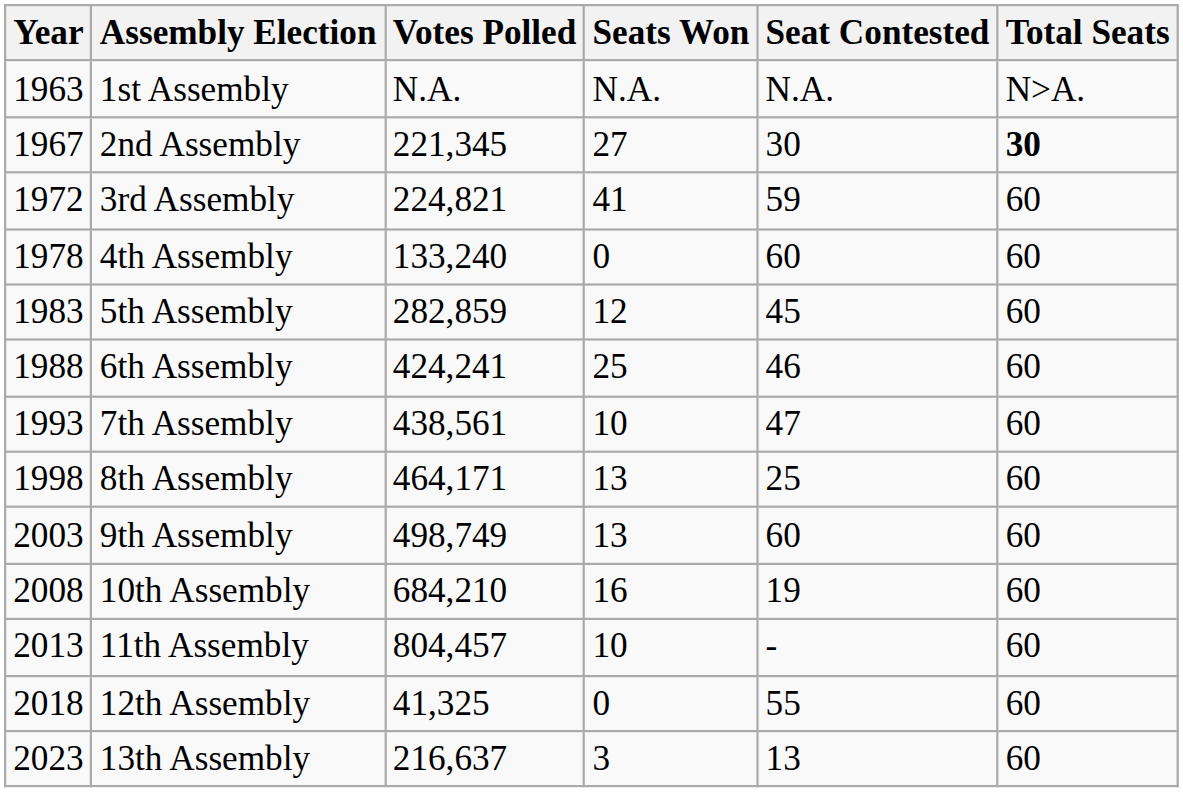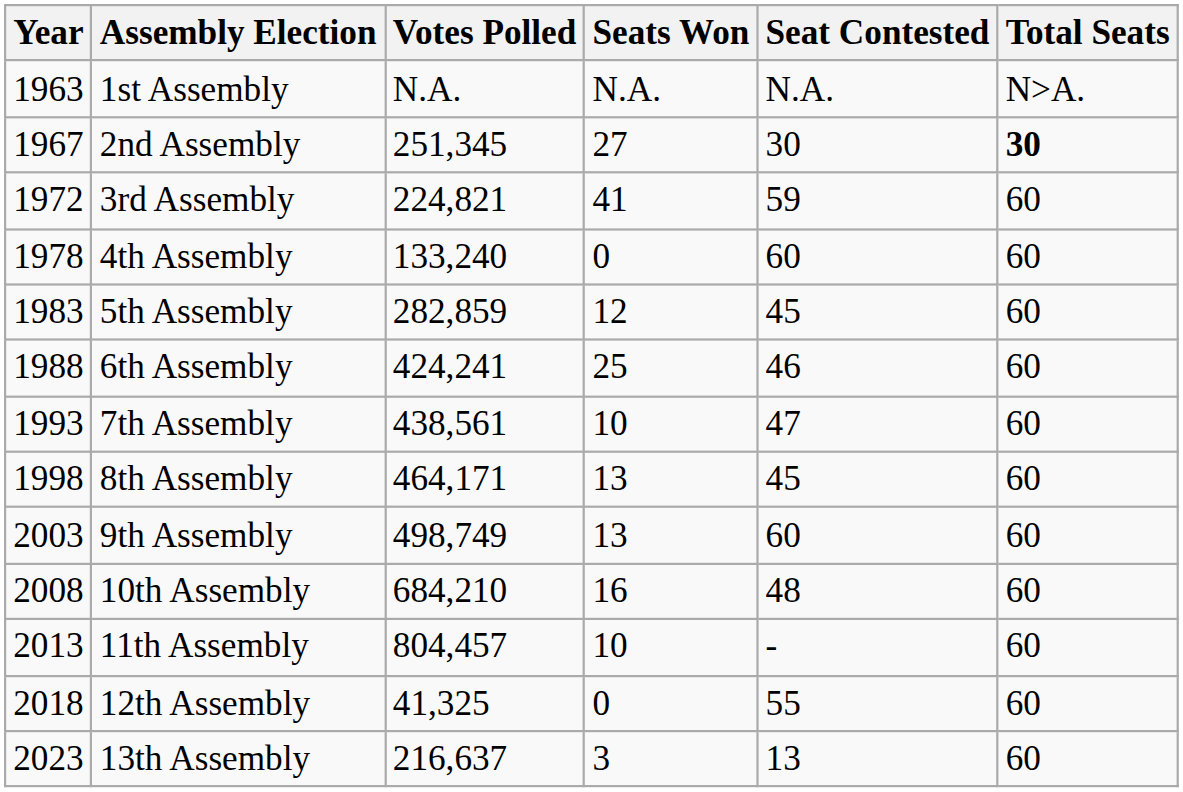(450, 144) 221,345 -> (450, 144) 251,345
(783, 479) 25 -> (783, 479) 45
(783, 590) 19 -> (783, 590) 48
